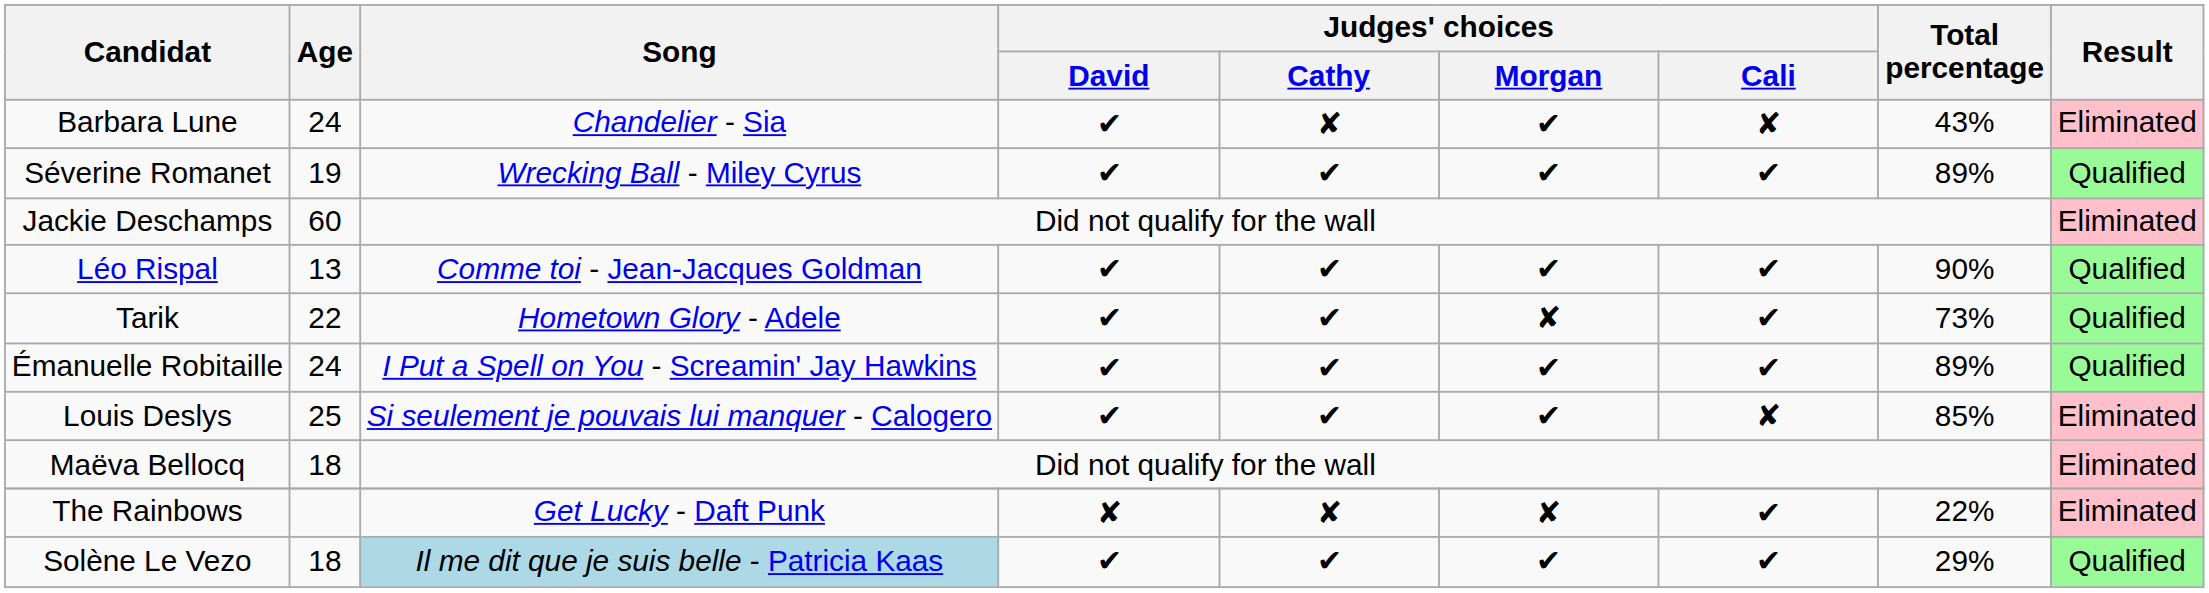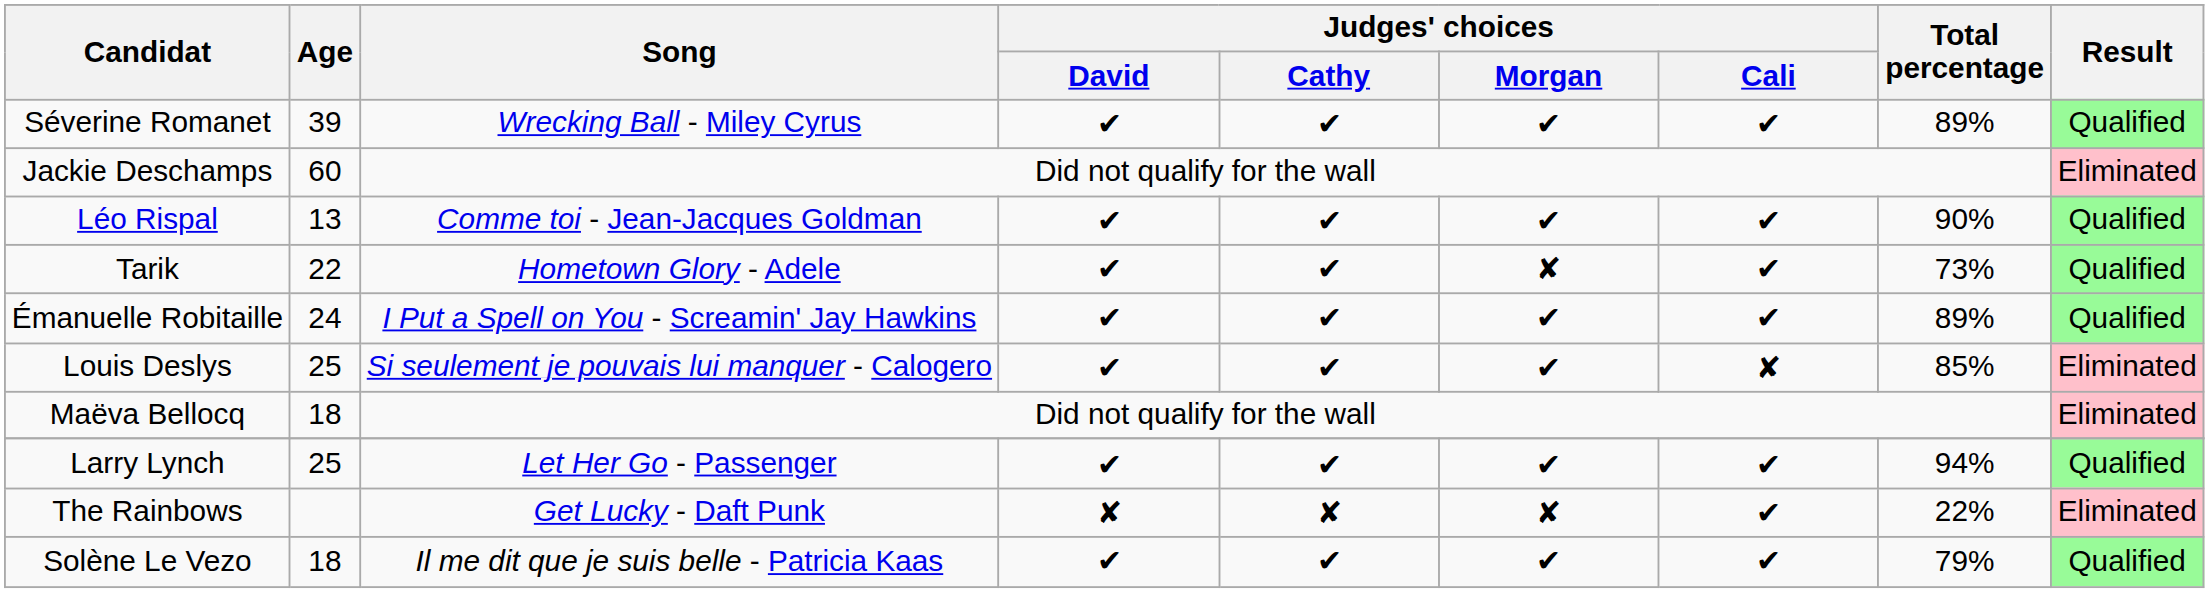- row: (147, 123)
(325, 172) 19 -> (325, 123) 39
+ row: (147, 463)
(679, 561) lightblue background -> (679, 561) no background
(1965, 561) 29% -> (1965, 561) 79%
